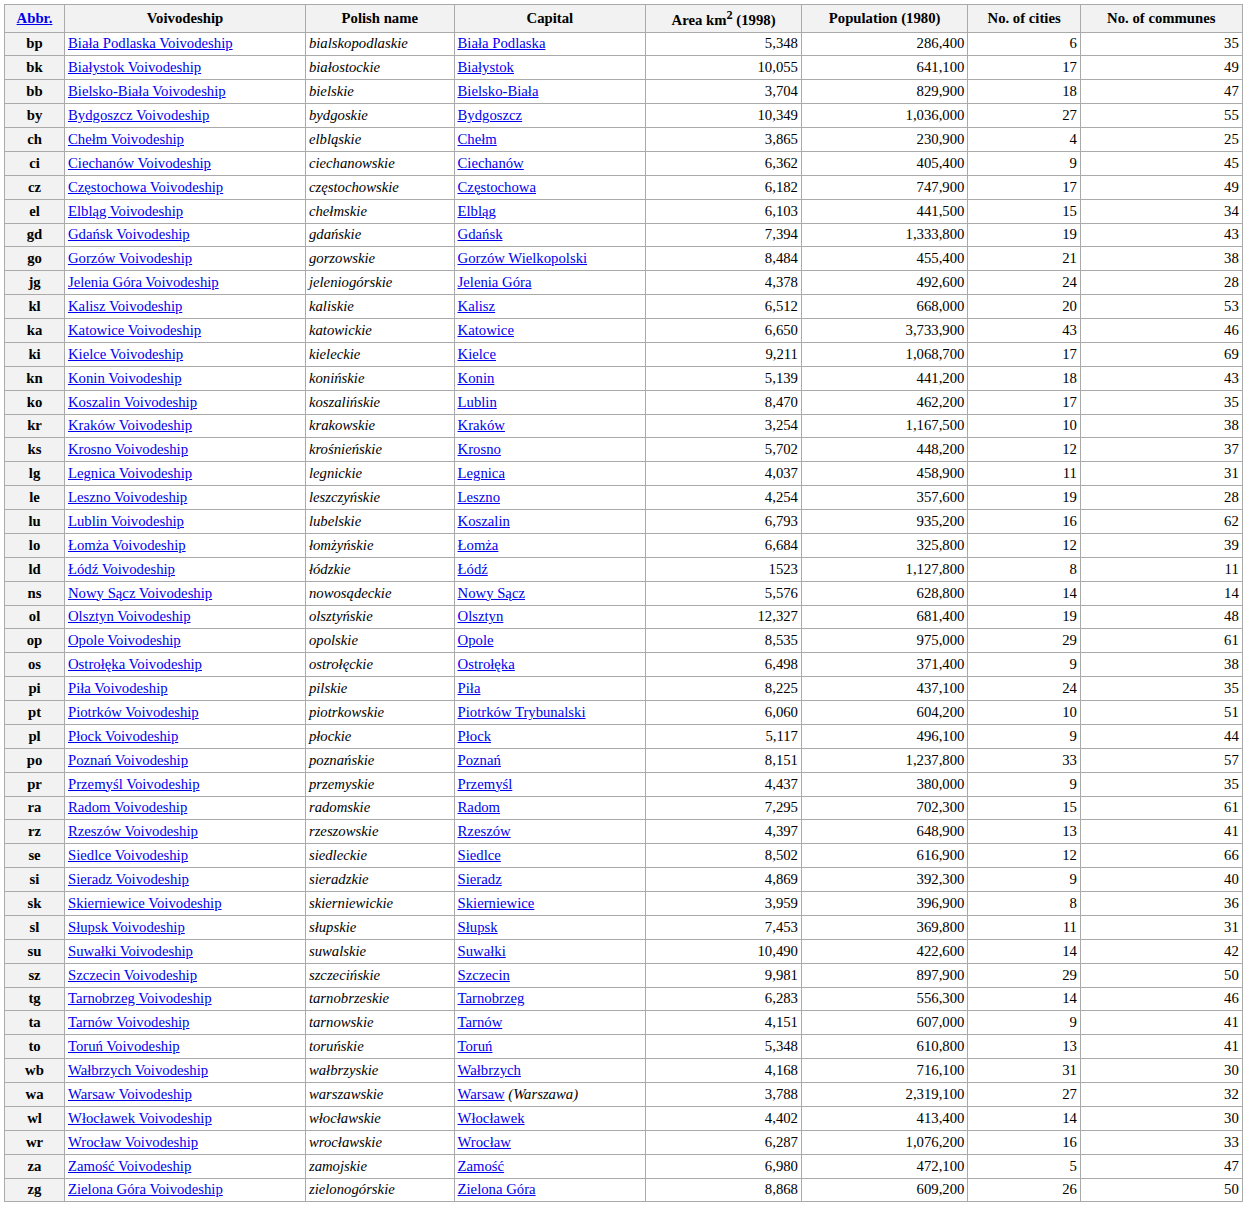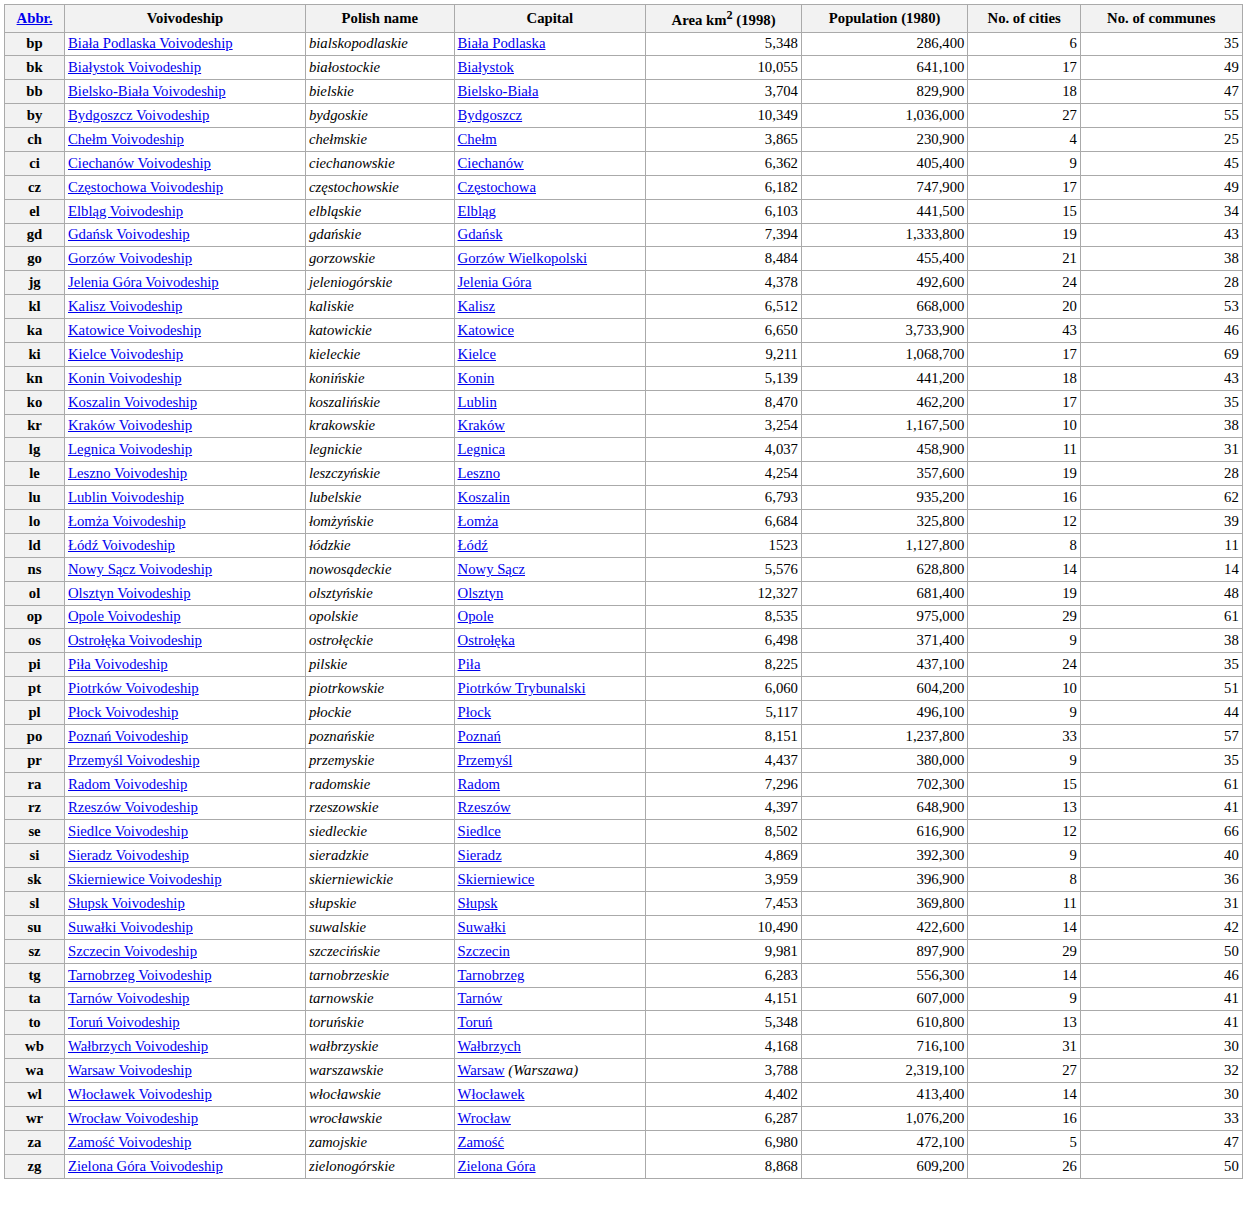(335, 139) elbląskie -> (338, 139) chełmskie
(338, 211) chełmskie -> (335, 211) elbląskie
- row: (35, 449)
(781, 807) 7,295 -> (781, 784) 7,296
